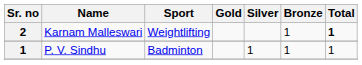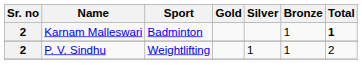(179, 31) Weightlifting -> (175, 31) Badminton
(23, 50) 1 -> (23, 50) 2
(175, 50) Badminton -> (179, 50) Weightlifting
(331, 50) 1 -> (331, 50) 2
